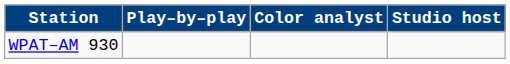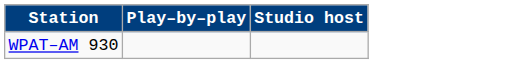- column: (319, 18)
